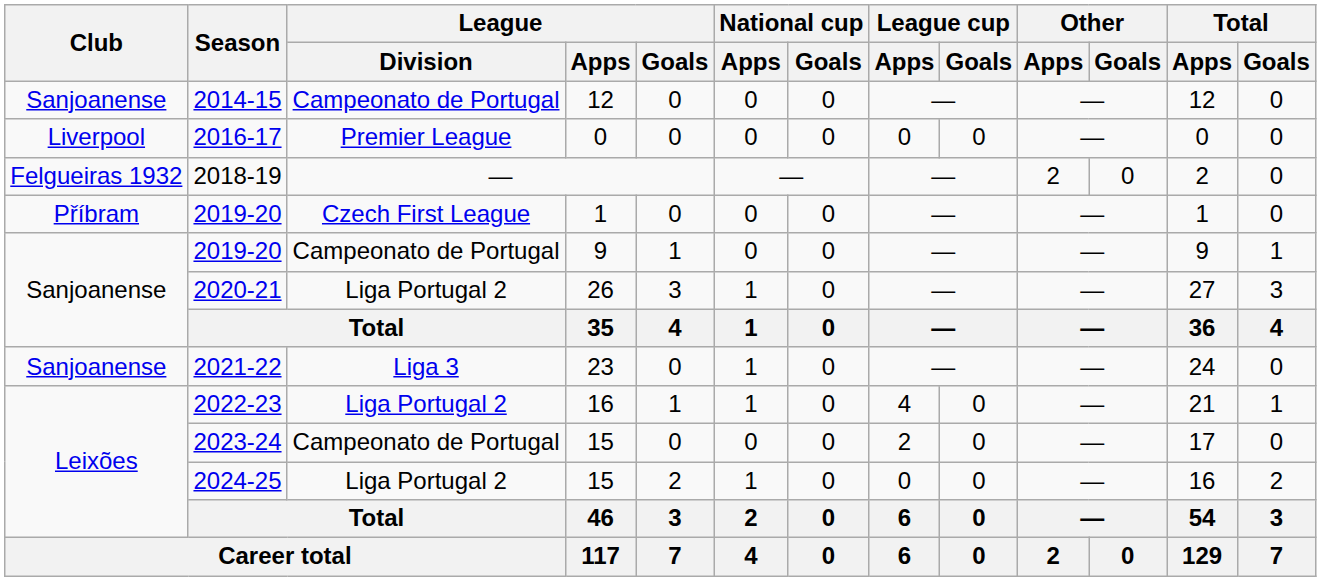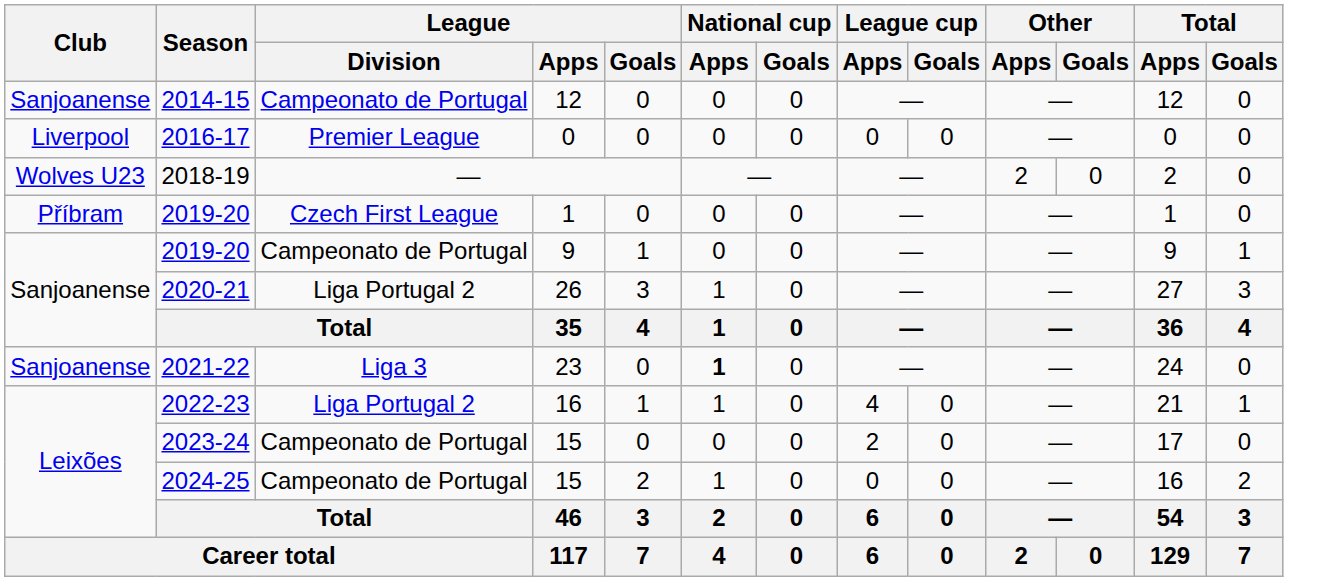(96, 175) Felgueiras 1932 -> (80, 175) Wolves U23
(751, 366) normal -> (719, 366) bold
(426, 480) Liga Portugal 2 -> (394, 480) Campeonato de Portugal
